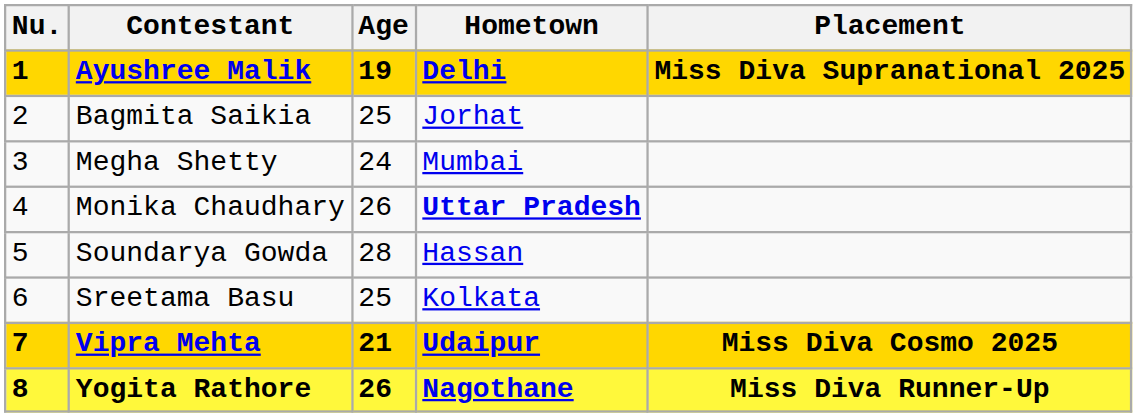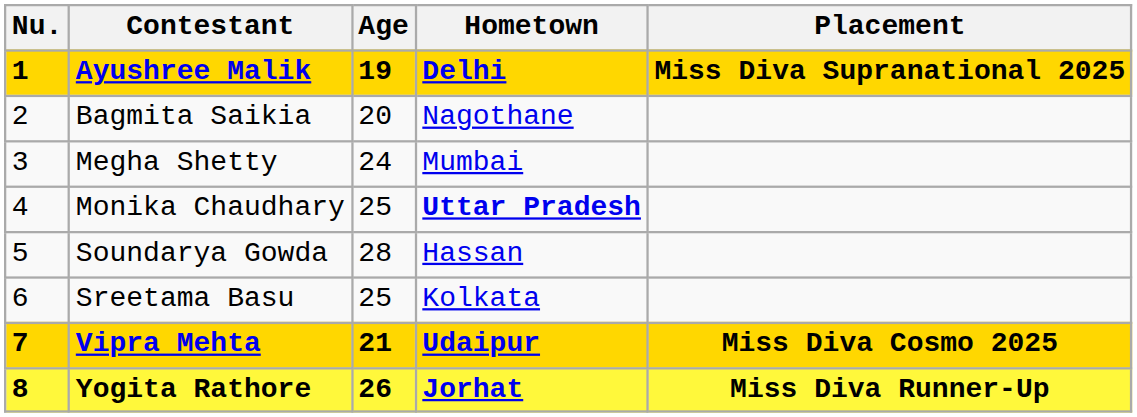(375, 119) 25 -> (375, 119) 20
(473, 119) Jorhat -> (498, 119) Nagothane
(375, 209) 26 -> (375, 209) 25
(498, 390) Nagothane -> (473, 390) Jorhat
